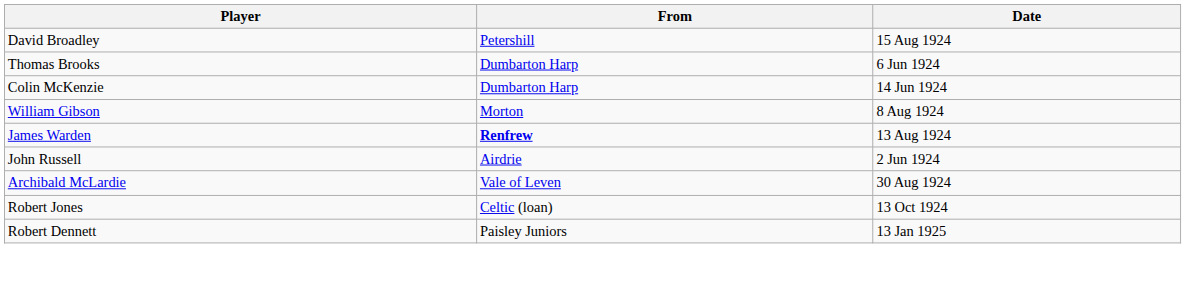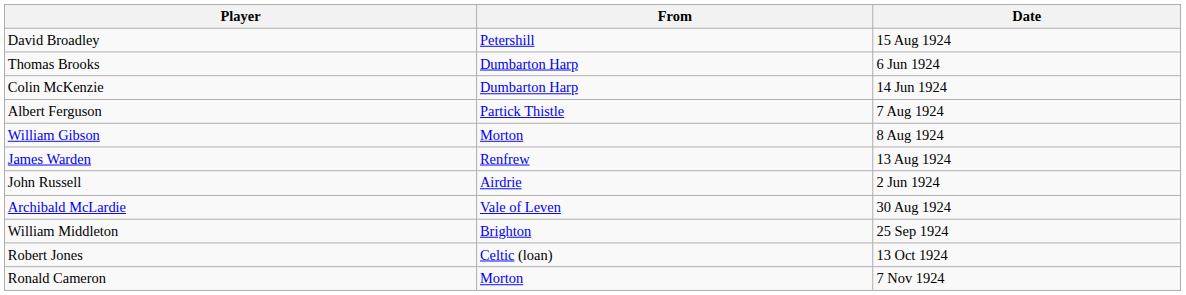+ row: (55, 111)
(506, 135) bold -> (505, 159) normal
+ row: (63, 230)
+ row: (57, 278)
- row: (52, 230)
